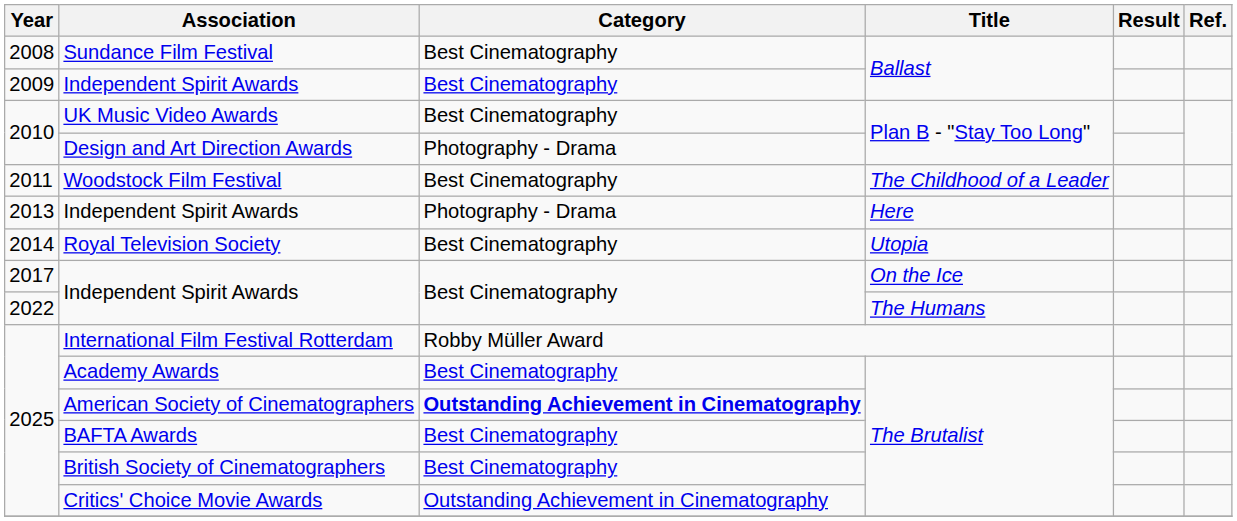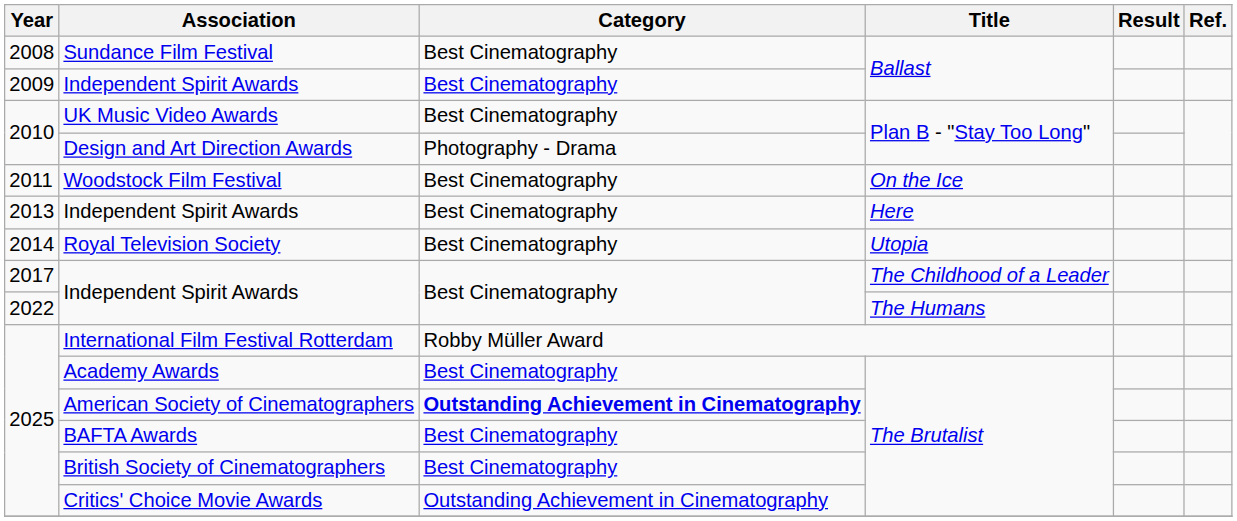(989, 180) The Childhood of a Leader -> (916, 180) On the Ice
(520, 212) Photography - Drama -> (520, 212) Best Cinematography
(916, 276) On the Ice -> (989, 276) The Childhood of a Leader
